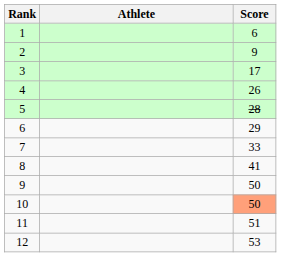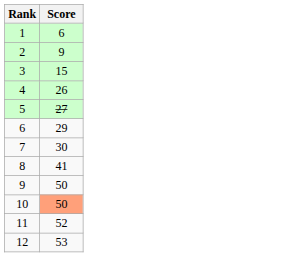- column: (136, 14)
(254, 71) 17 -> (61, 71) 15
(254, 109) 28 -> (61, 109) 27
(254, 147) 33 -> (61, 147) 30
(254, 223) 51 -> (61, 223) 52
